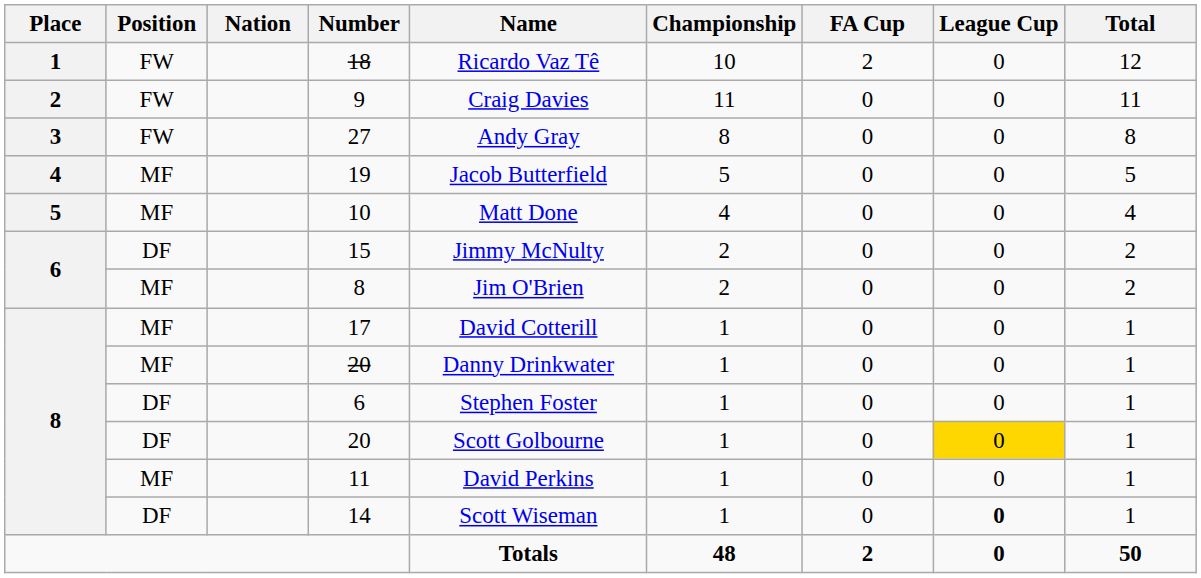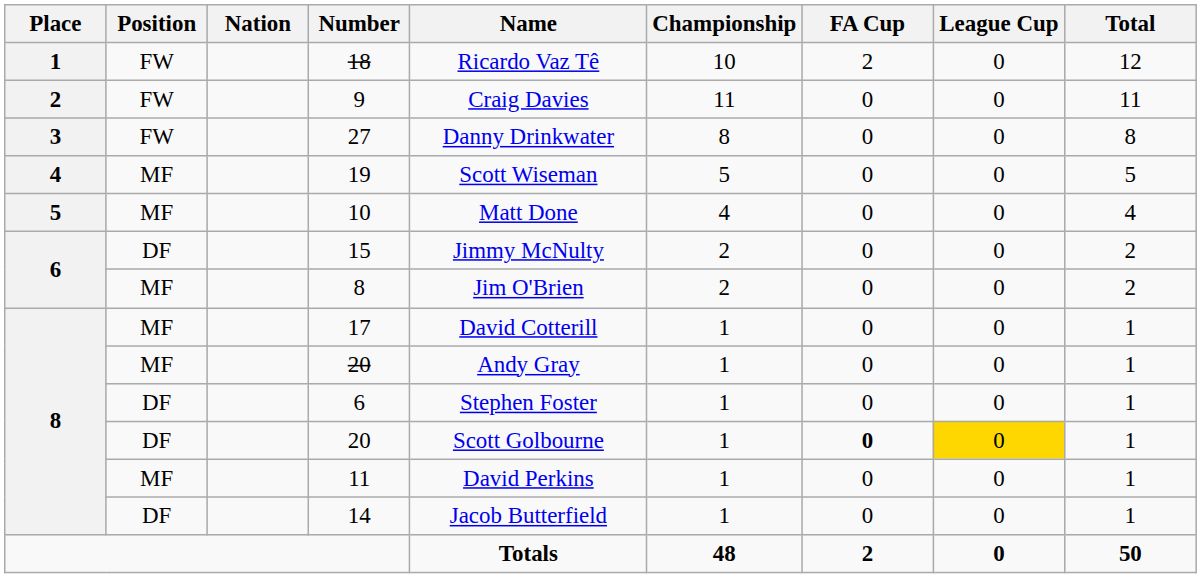(528, 137) Andy Gray -> (528, 137) Danny Drinkwater
(528, 174) Jacob Butterfield -> (528, 174) Scott Wiseman
(528, 364) Danny Drinkwater -> (528, 364) Andy Gray
(867, 439) normal -> (867, 439) bold
(528, 515) Scott Wiseman -> (528, 515) Jacob Butterfield
(999, 515) bold -> (999, 515) normal
